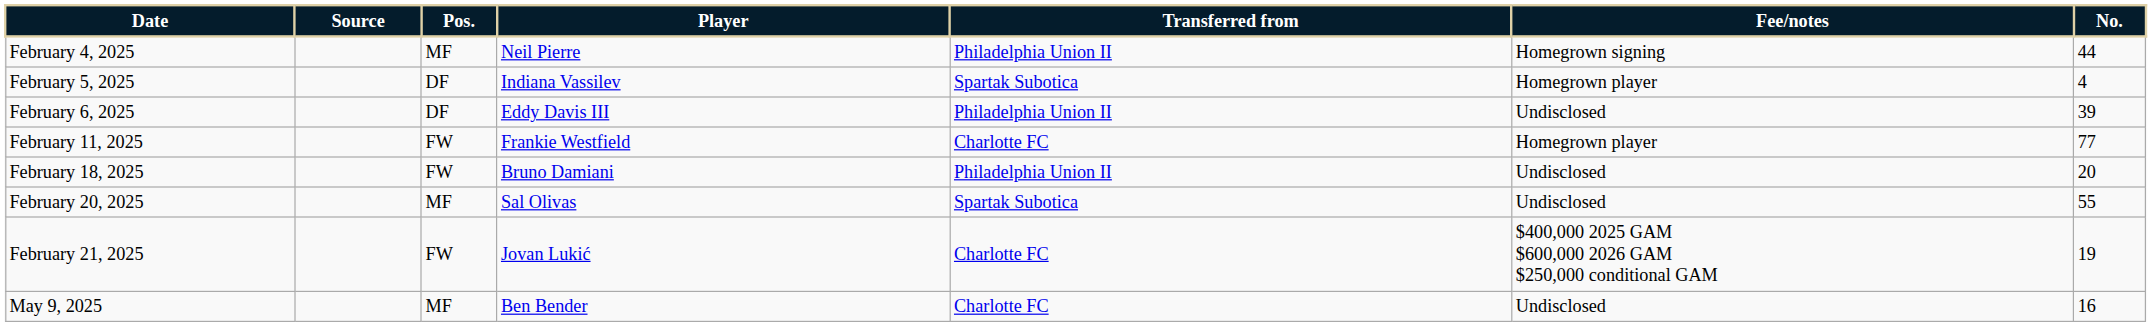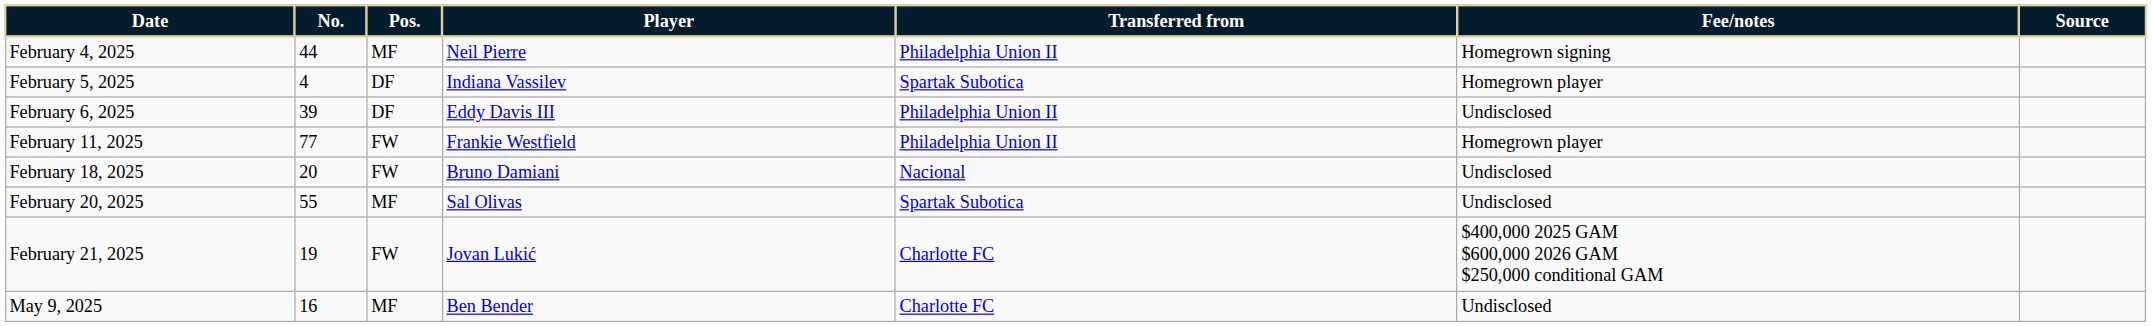columns swapped: (2109, 20) <-> (358, 20)
(1001, 142) Charlotte FC -> (979, 142) Philadelphia Union II
(1033, 172) Philadelphia Union II -> (932, 172) Nacional
